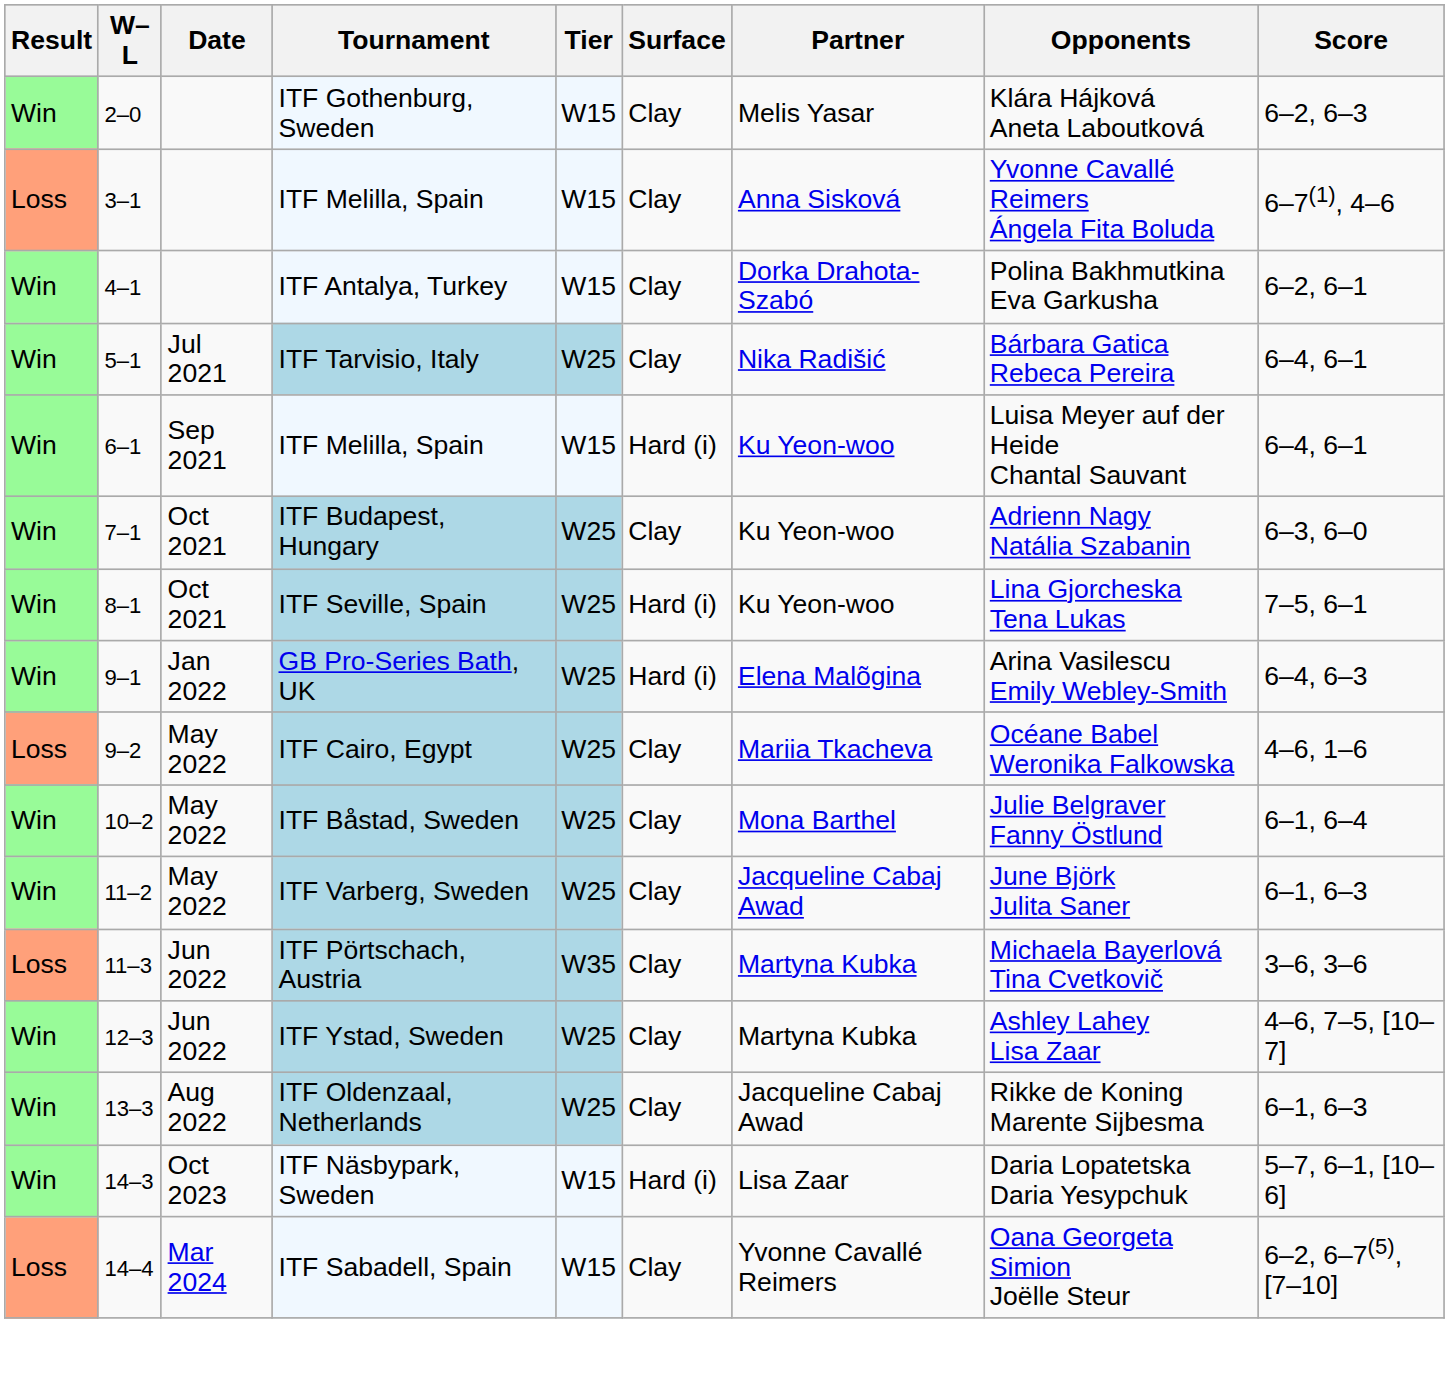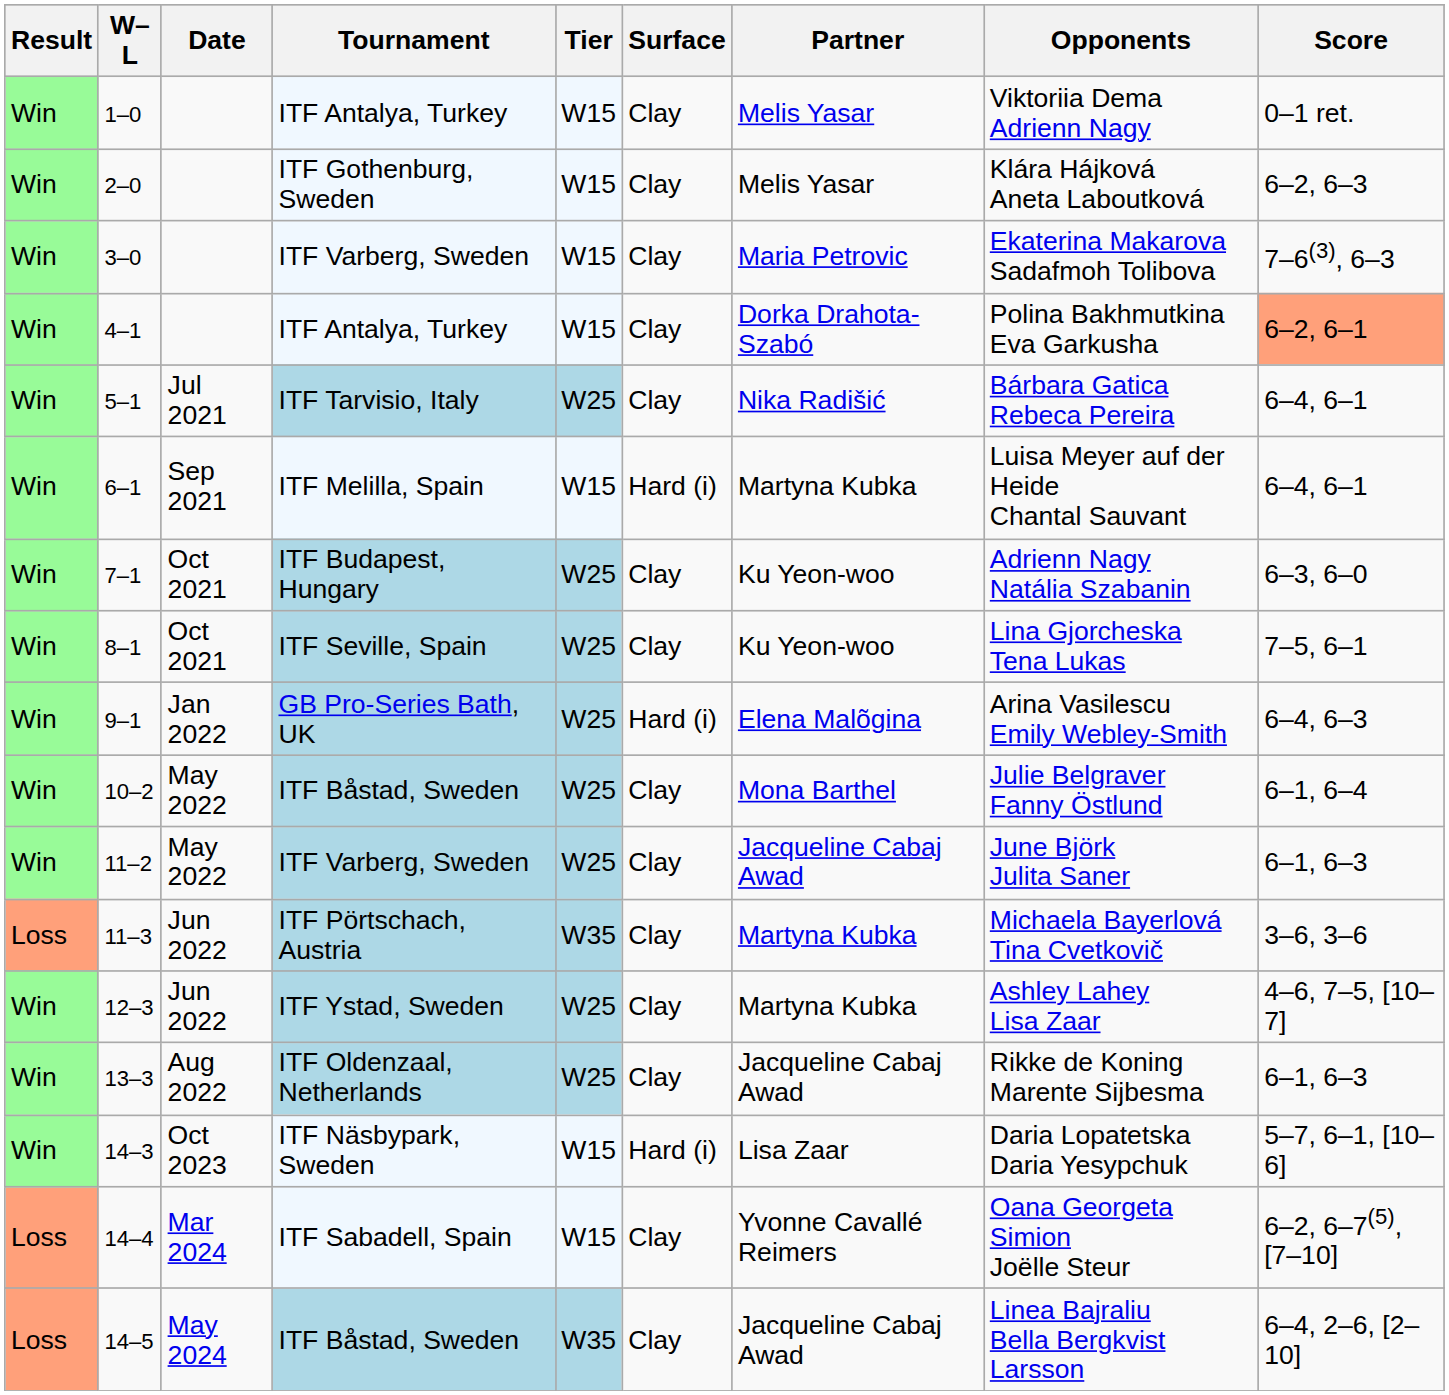+ row: (123, 114)
+ row: (123, 258)
- row: (123, 201)
(1316, 286) no background -> (1316, 328) lightsalmon background
(816, 445) Ku Yeon-woo -> (827, 487) Martyna Kubka
(673, 604) Hard (i) -> (655, 646) Clay
- row: (123, 749)
+ row: (129, 1340)
